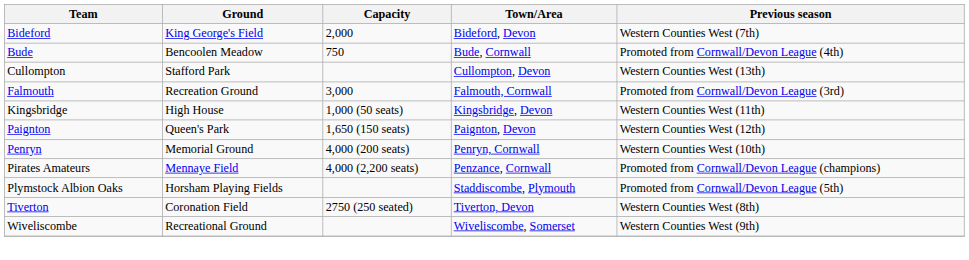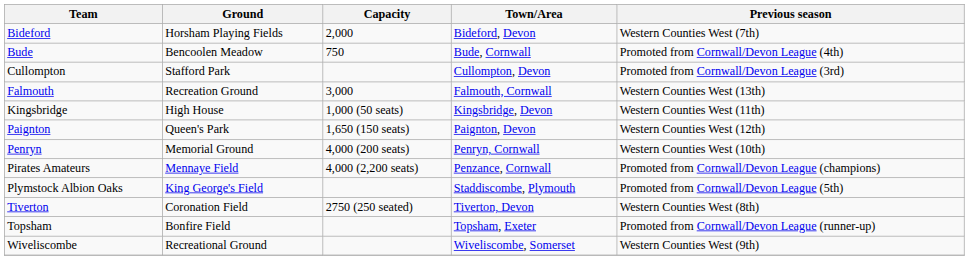(214, 33) King George's Field -> (224, 33) Horsham Playing Fields
(692, 71) Western Counties West (13th) -> (732, 71) Promoted from Cornwall/Devon League (3rd)
(732, 91) Promoted from Cornwall/Devon League (3rd) -> (692, 91) Western Counties West (13th)
(224, 187) Horsham Playing Fields -> (214, 187) King George's Field
+ row: (29, 226)
